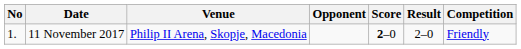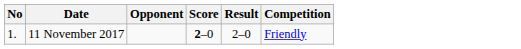- column: (218, 14)
